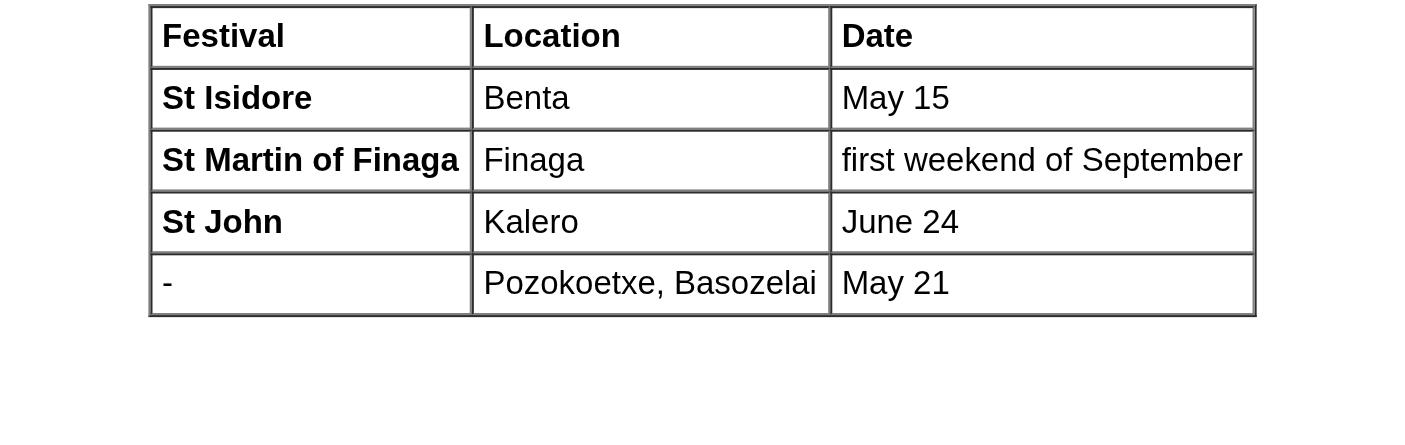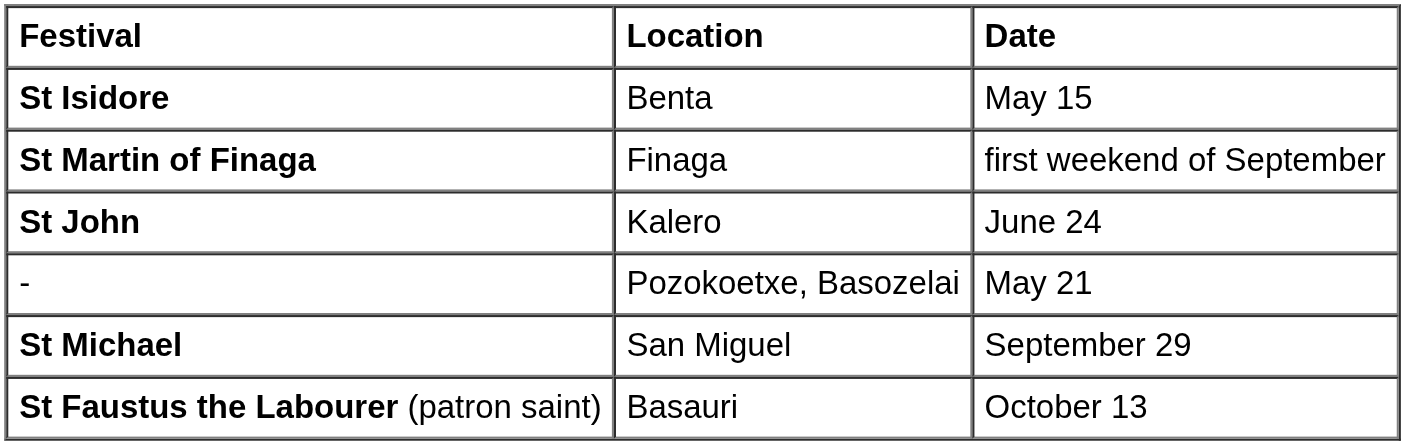+ row: (101, 345)
+ row: (310, 407)
